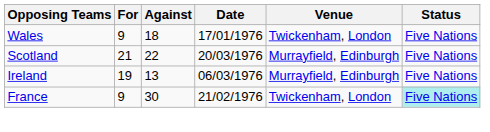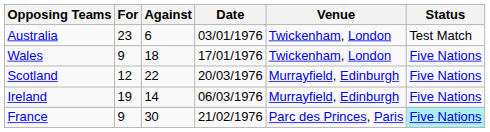+ row: (33, 35)
(125, 55) 21 -> (125, 76) 12
(152, 76) 13 -> (152, 96) 14
(330, 96) Twickenham, London -> (336, 117) Parc des Princes, Paris
